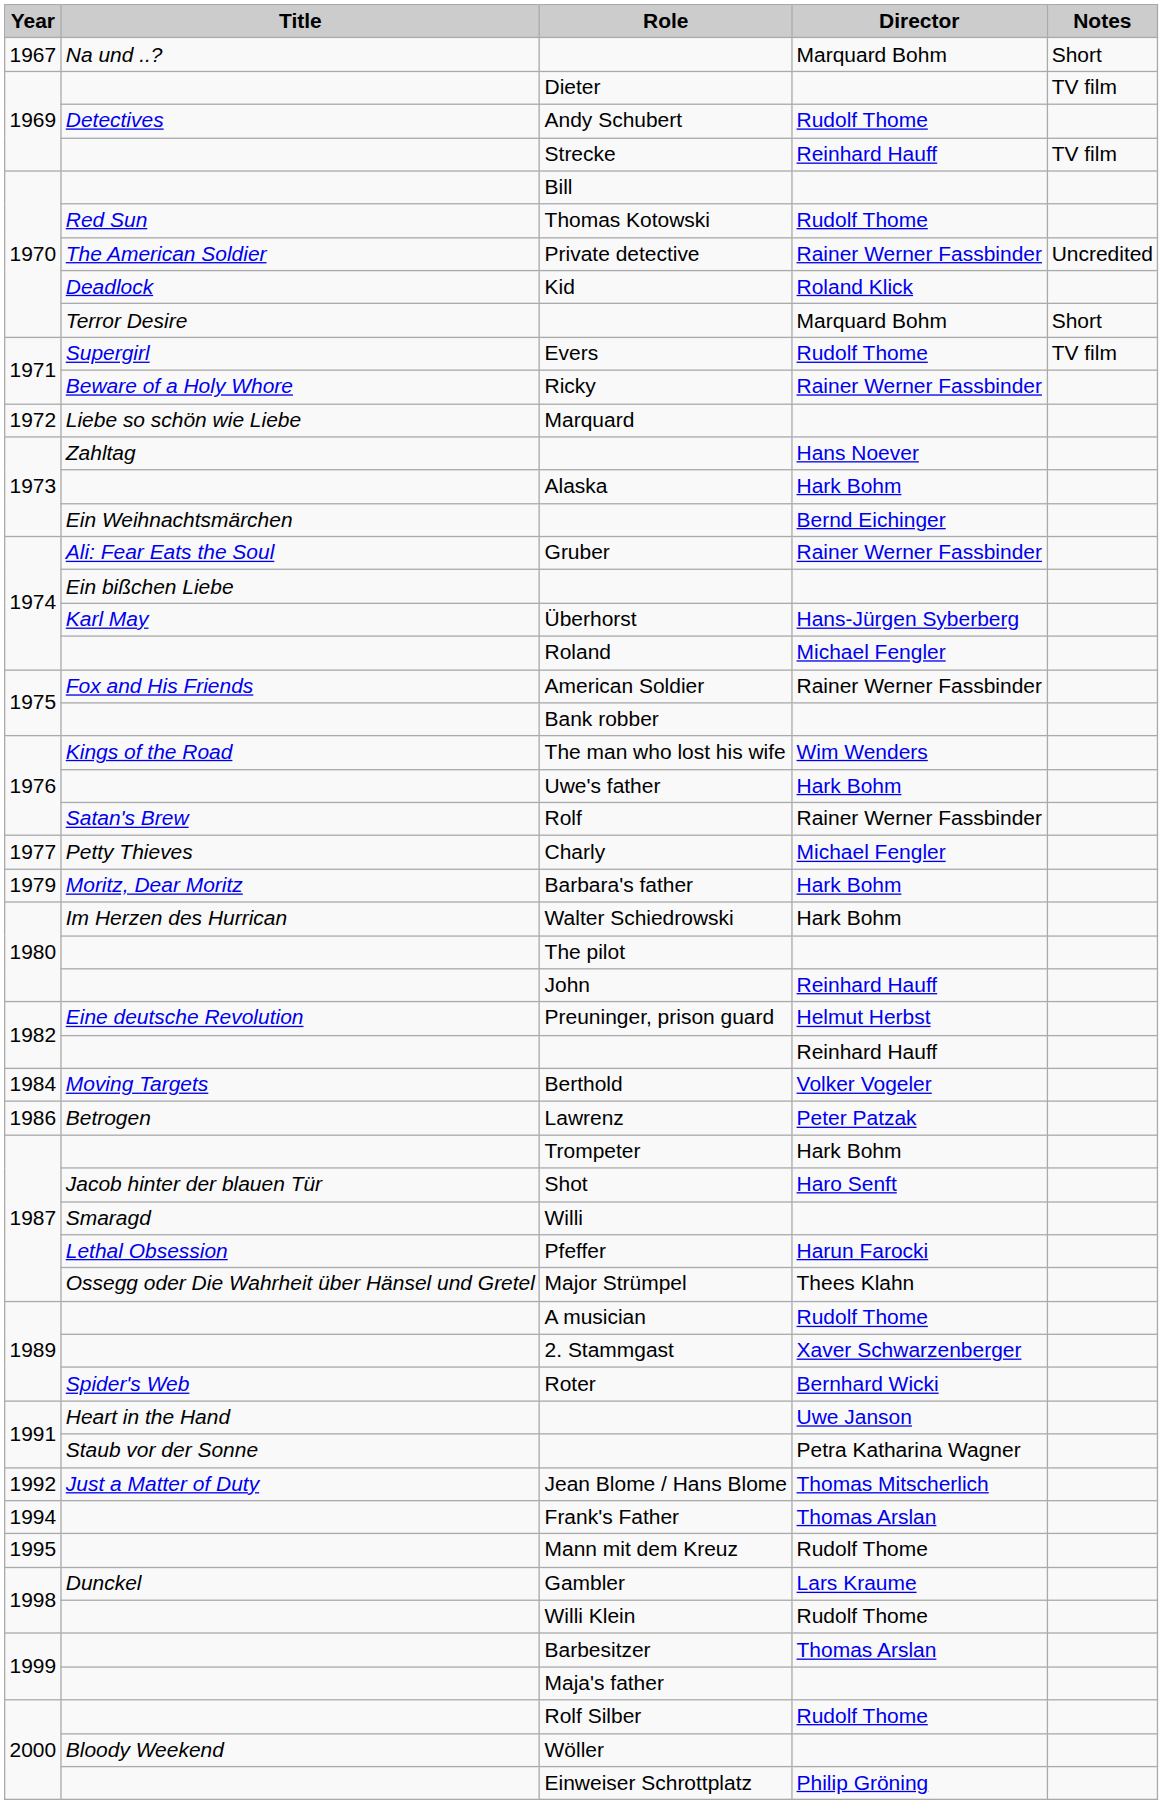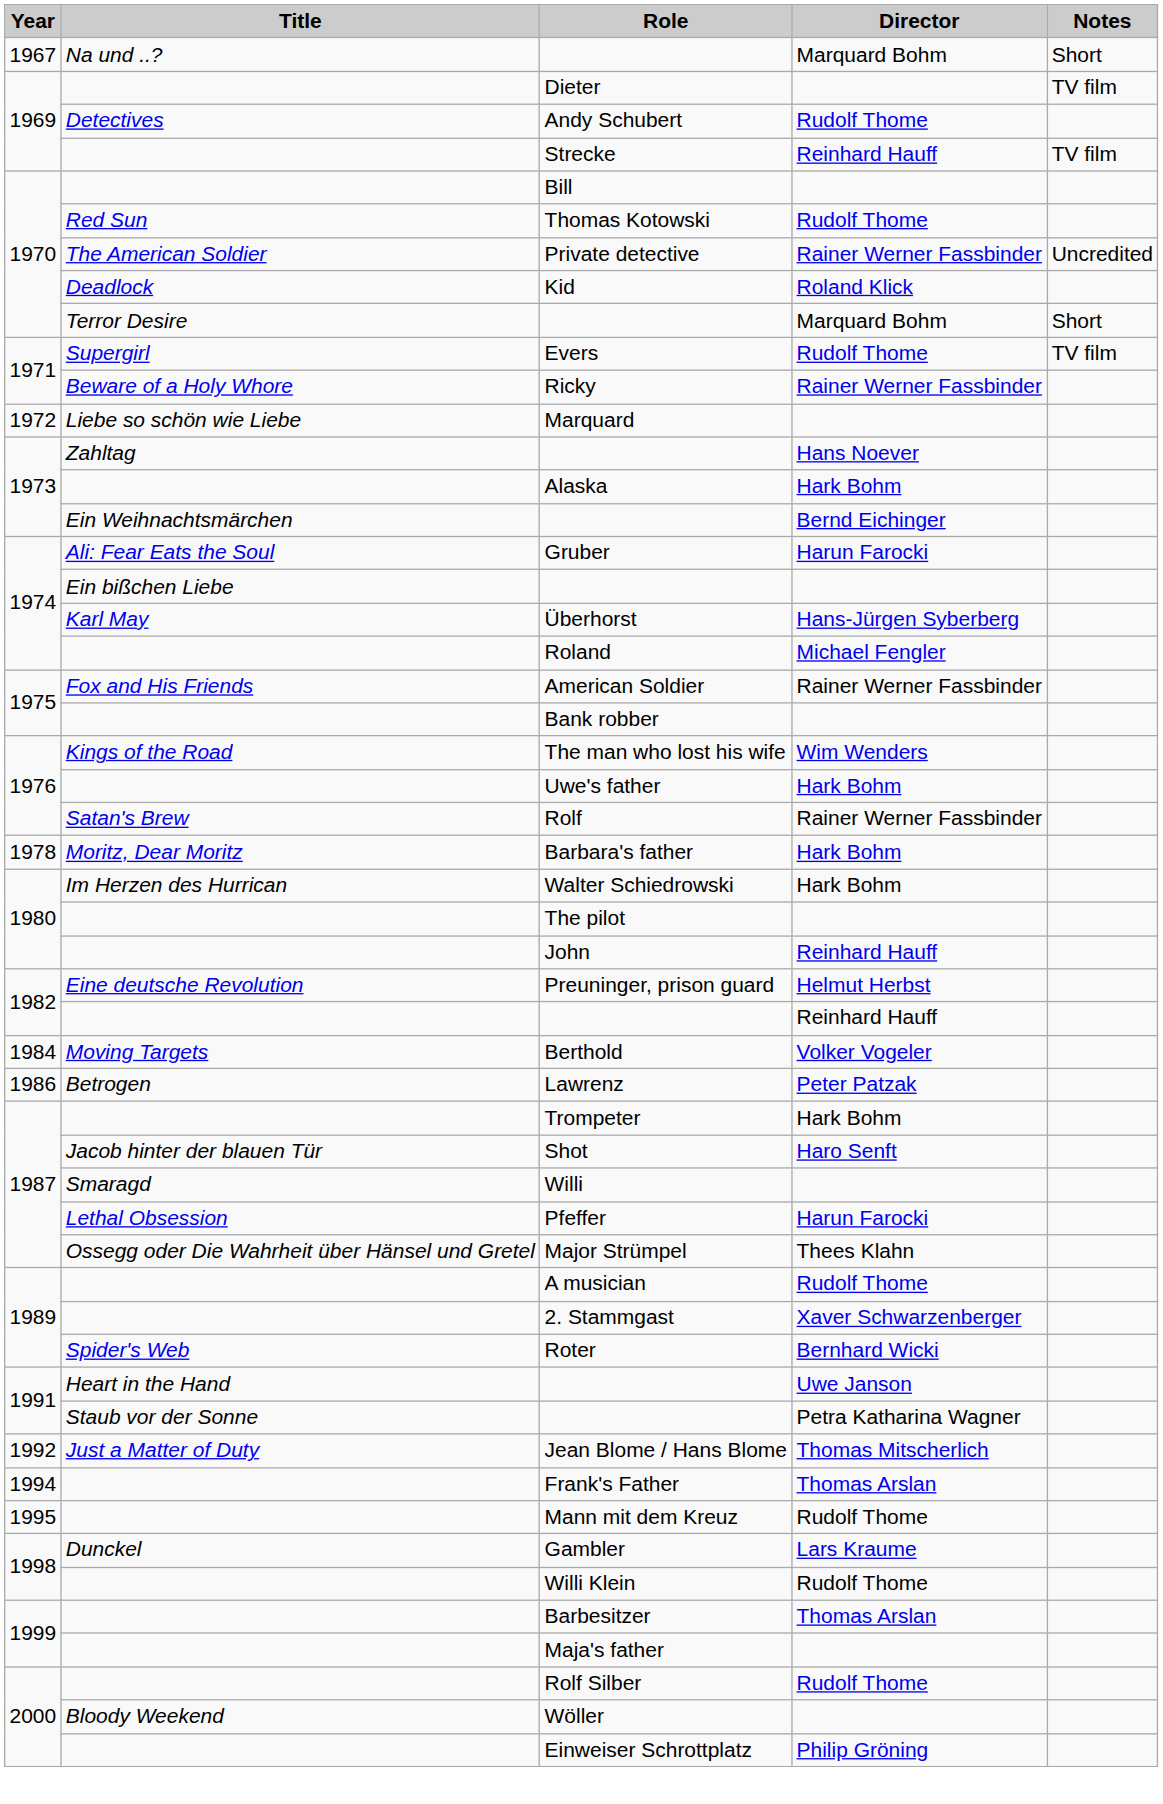(919, 552) Rainer Werner Fassbinder -> (862, 552) Harun Farocki
- row: (129, 852)
(33, 885) 1979 -> (33, 852) 1978
